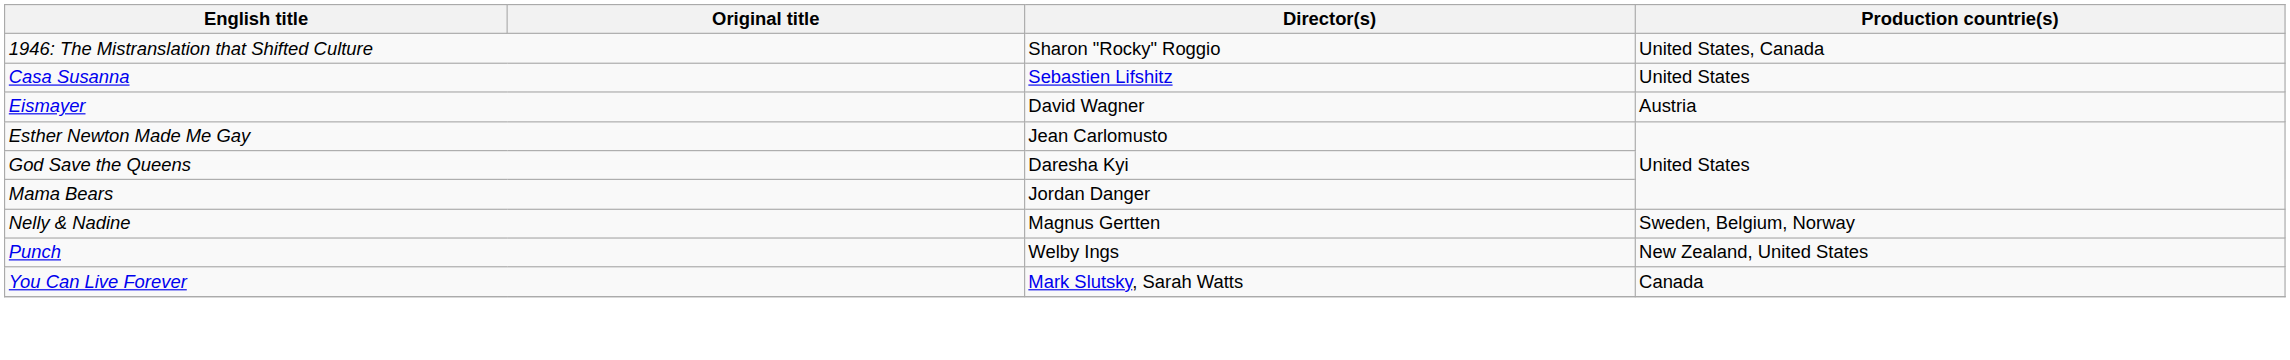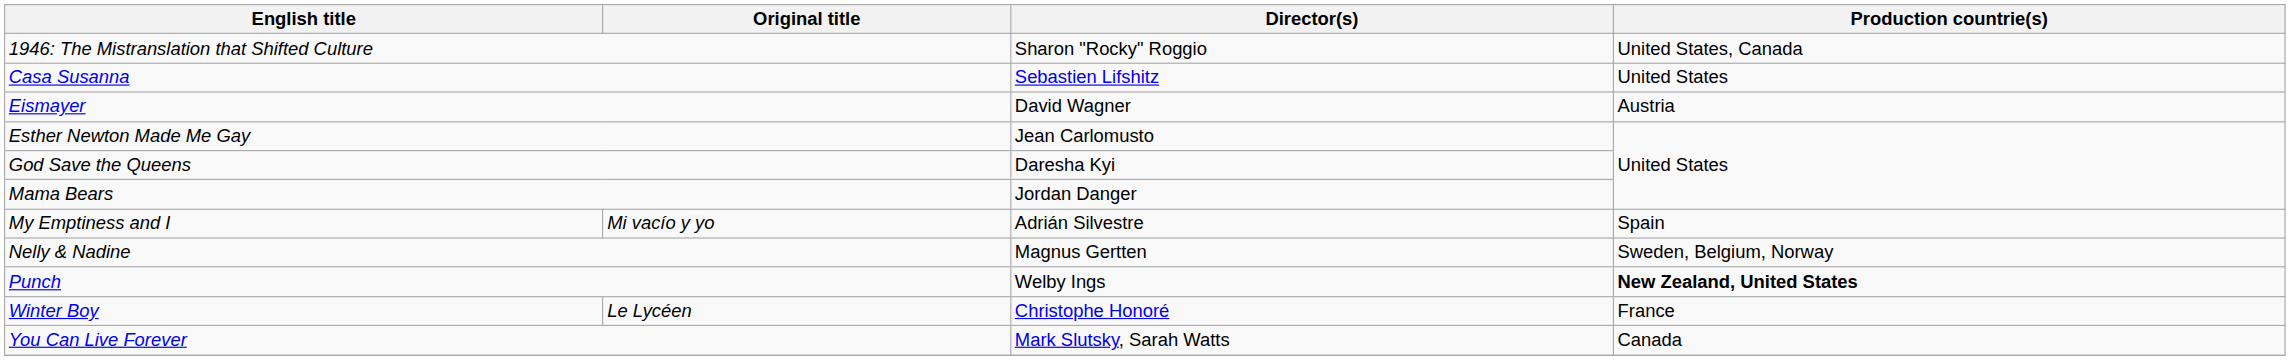+ row: (90, 223)
(1754, 252) normal -> (1738, 281) bold
+ row: (54, 310)
